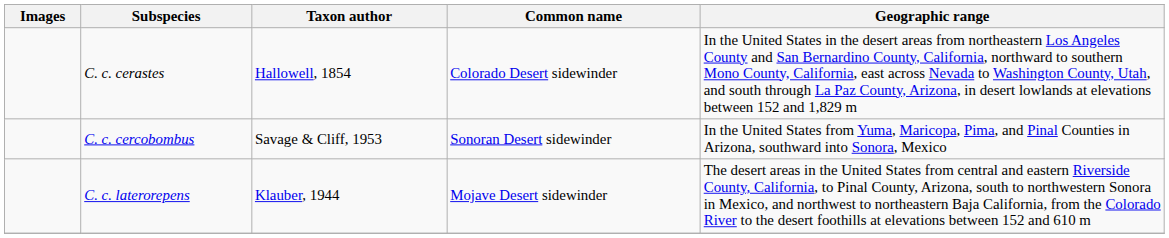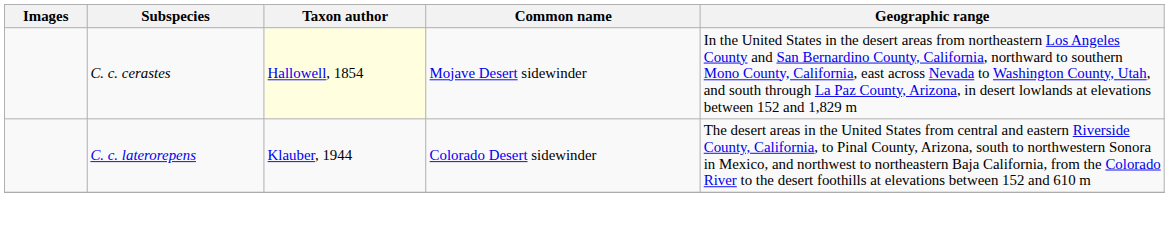(303, 73) no background -> (316, 73) lightyellow background
(534, 73) Colorado Desert sidewinder -> (508, 73) Mojave Desert sidewinder
- row: (139, 138)
(529, 195) Mojave Desert sidewinder -> (513, 155) Colorado Desert sidewinder
